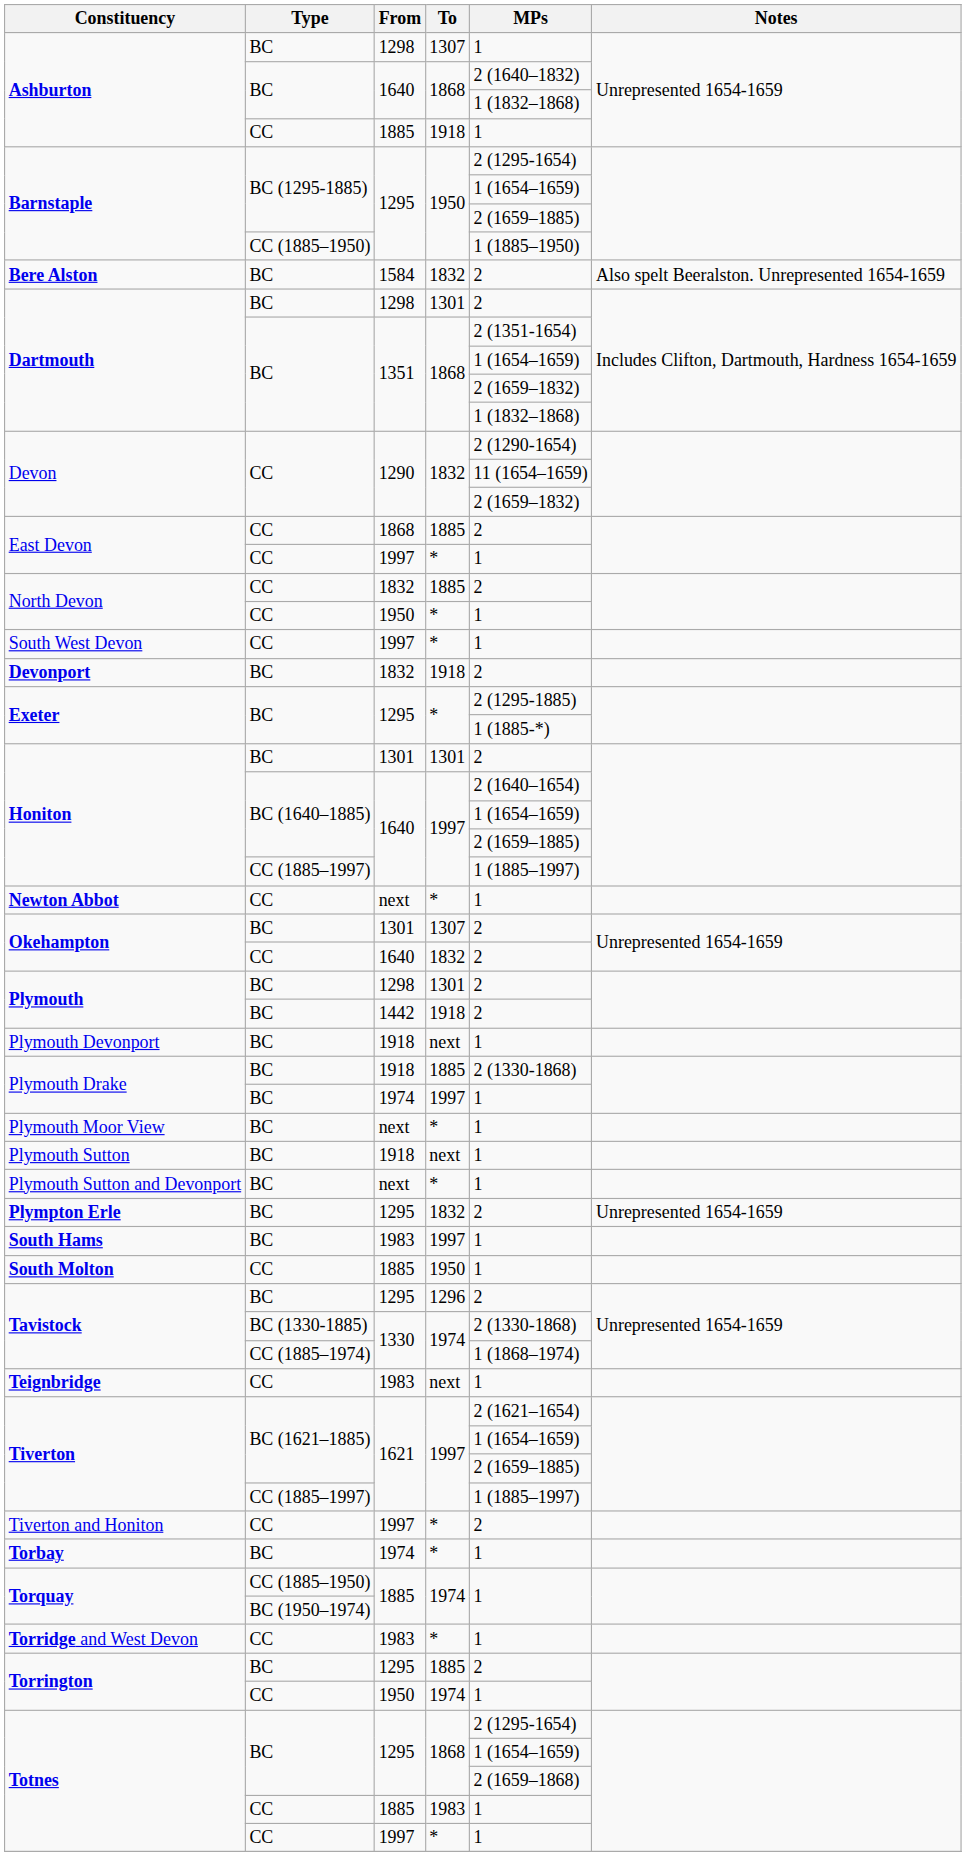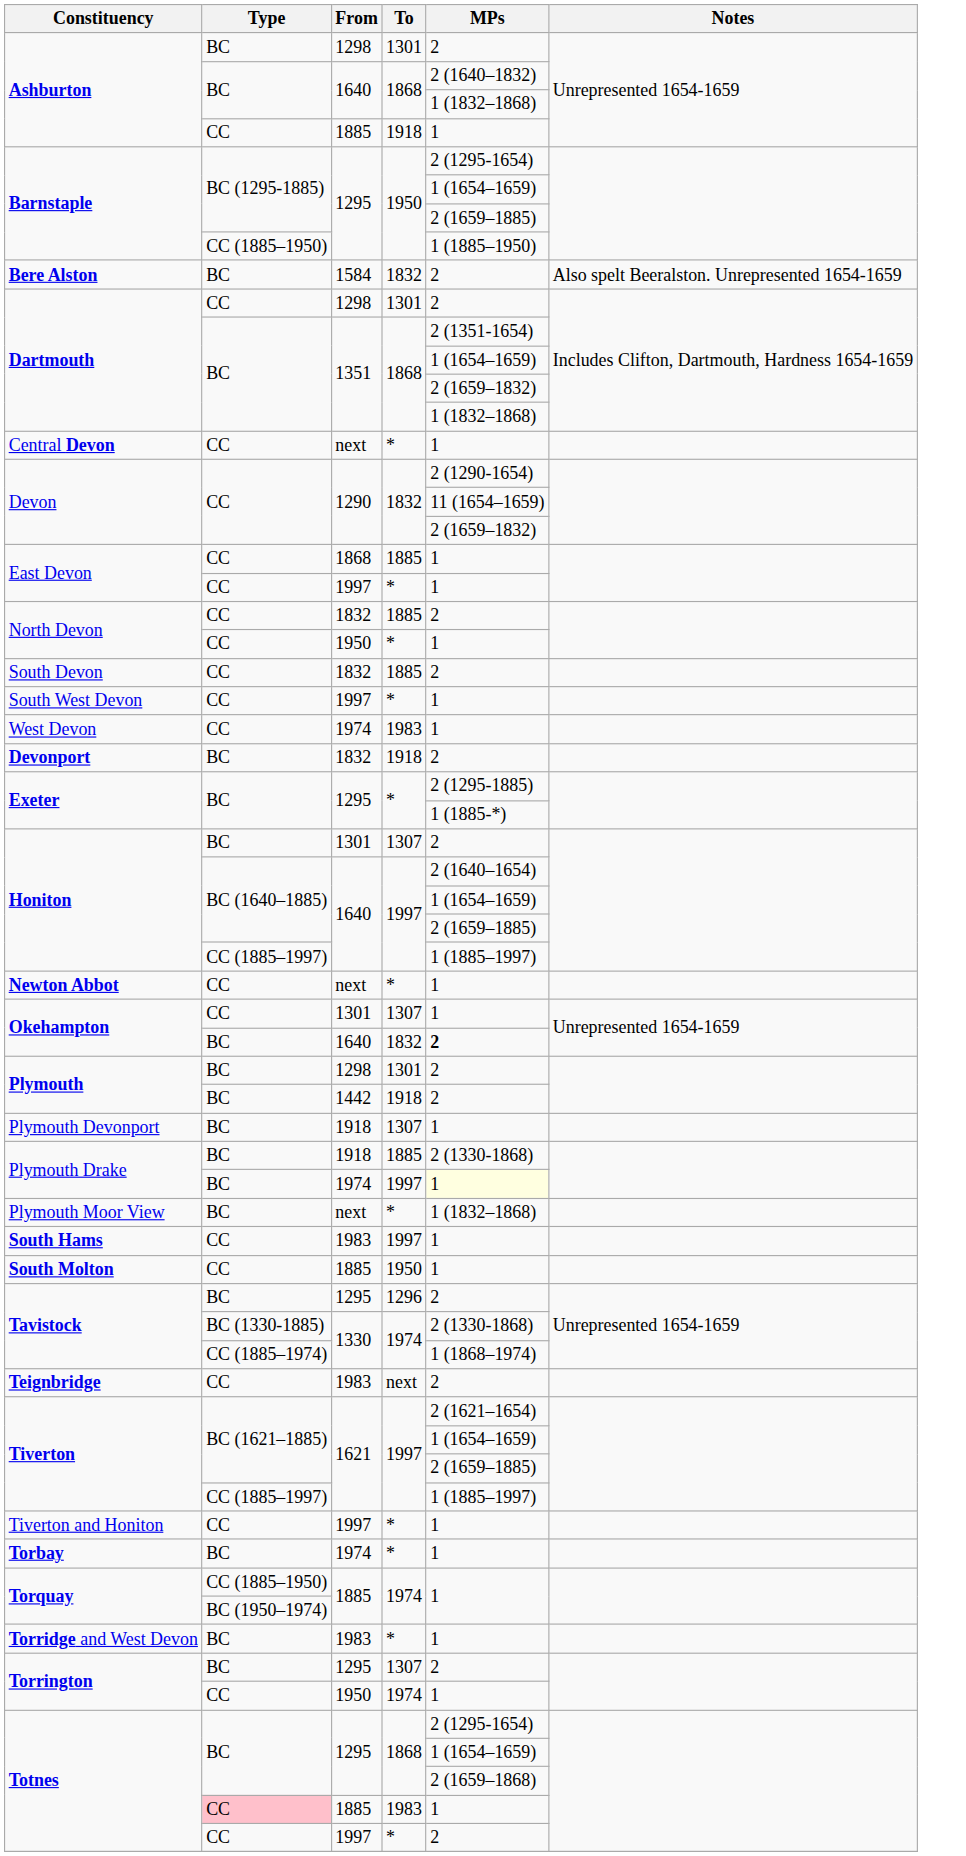(447, 47) 1307 -> (404, 47) 1301
(478, 47) 1 -> (435, 47) 2
(261, 302) BC -> (218, 302) CC
+ row: (62, 445)
(478, 530) 2 -> (435, 558) 1
+ row: (56, 672)
+ row: (53, 729)
(447, 757) 1301 -> (404, 842) 1307
(261, 928) BC -> (218, 1013) CC
(478, 928) 2 -> (435, 1013) 1
(261, 956) CC -> (218, 1041) BC
(478, 956) normal -> (435, 1041) bold
(445, 1041) next -> (404, 1127) 1307
(478, 1098) no background -> (435, 1183) lightyellow background
(478, 1127) 1 -> (483, 1212) 1 (1832–1868)
- row: (69, 1155)
- row: (125, 1183)
- row: (65, 1212)
(261, 1240) BC -> (218, 1240) CC
(478, 1382) 1 -> (435, 1382) 2
(478, 1524) 2 -> (435, 1524) 1
(261, 1638) CC -> (218, 1638) BC
(447, 1667) 1885 -> (404, 1667) 1307
(261, 1809) no background -> (218, 1809) pink background
(478, 1837) 1 -> (435, 1837) 2
